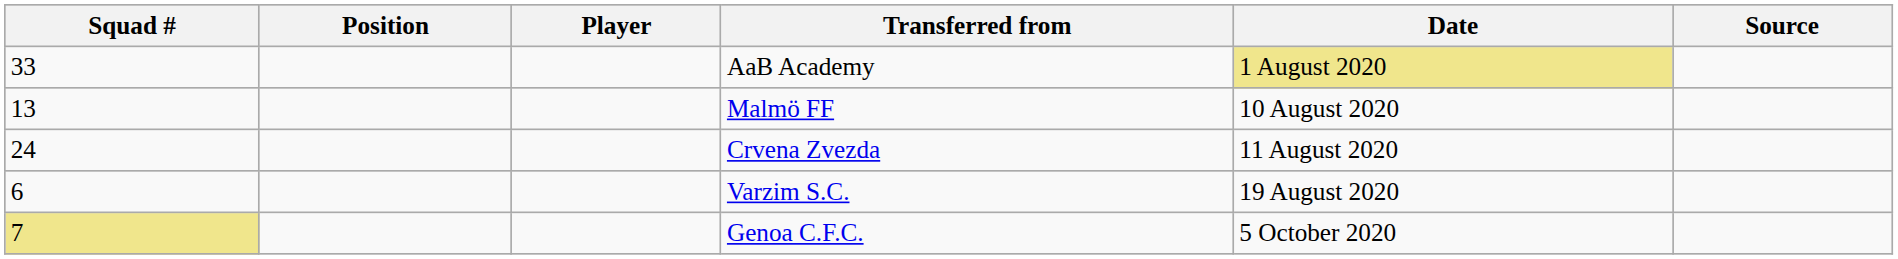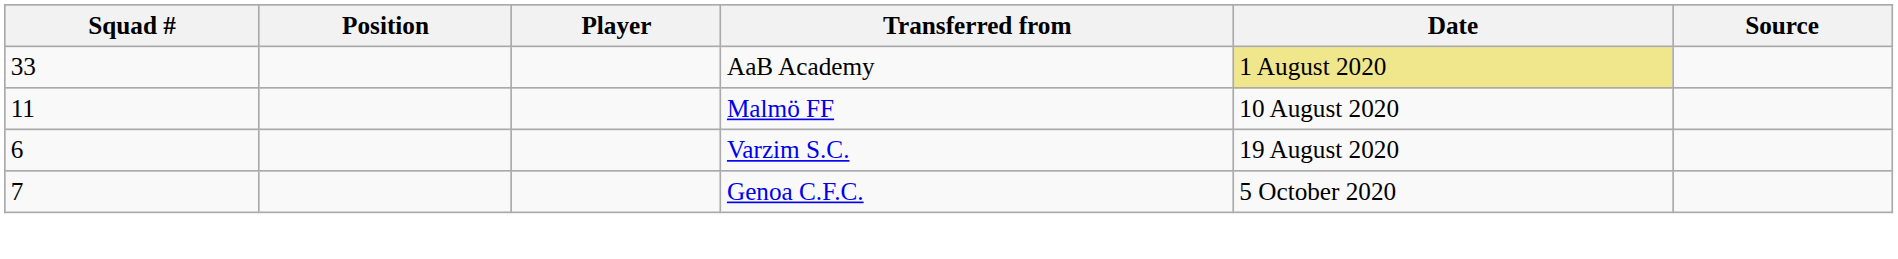(23, 108) 13 -> (23, 108) 11
- row: (804, 150)
(17, 233) khaki background -> (17, 191) no background
